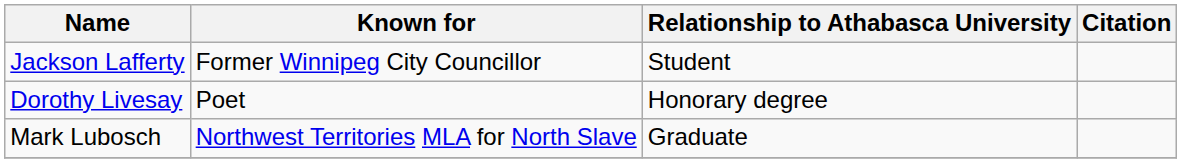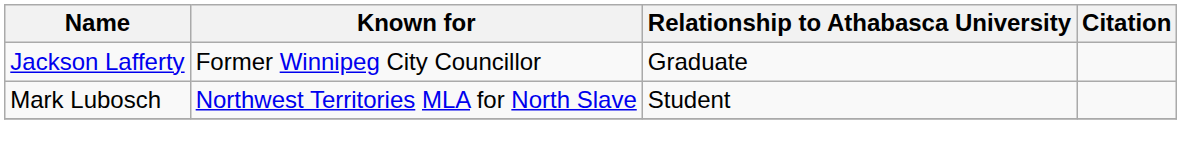(689, 61) Student -> (698, 61) Graduate
- row: (96, 99)
(698, 137) Graduate -> (689, 99) Student
